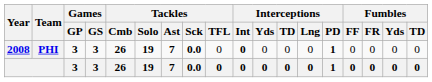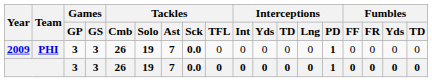(18, 49) 2008 -> (18, 49) 2009
(243, 49) bold -> (243, 49) normal
